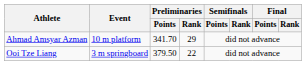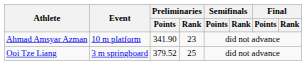(165, 39) 341.70 -> (165, 39) 341.90
(192, 39) 29 -> (192, 39) 23
(165, 53) 379.50 -> (165, 53) 379.52
(192, 53) 22 -> (192, 53) 25
